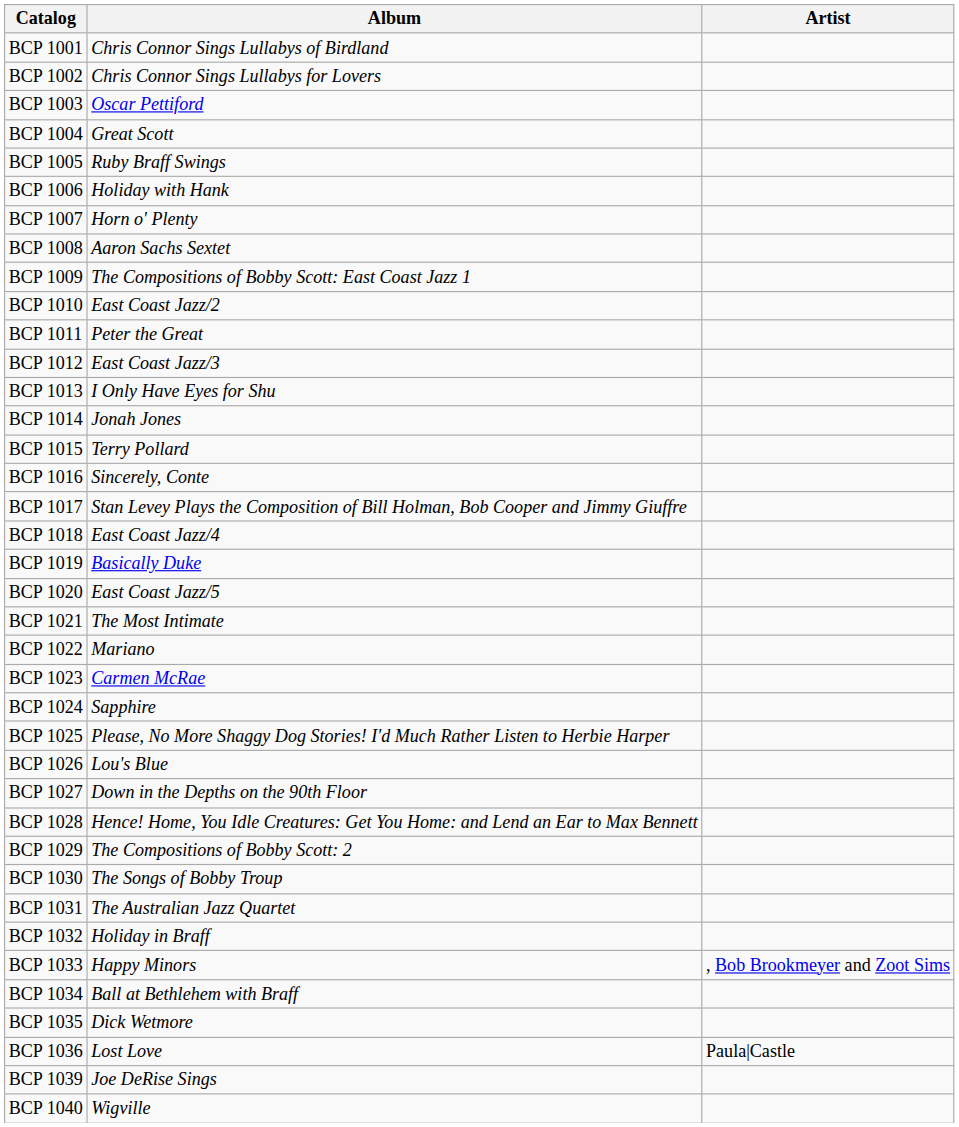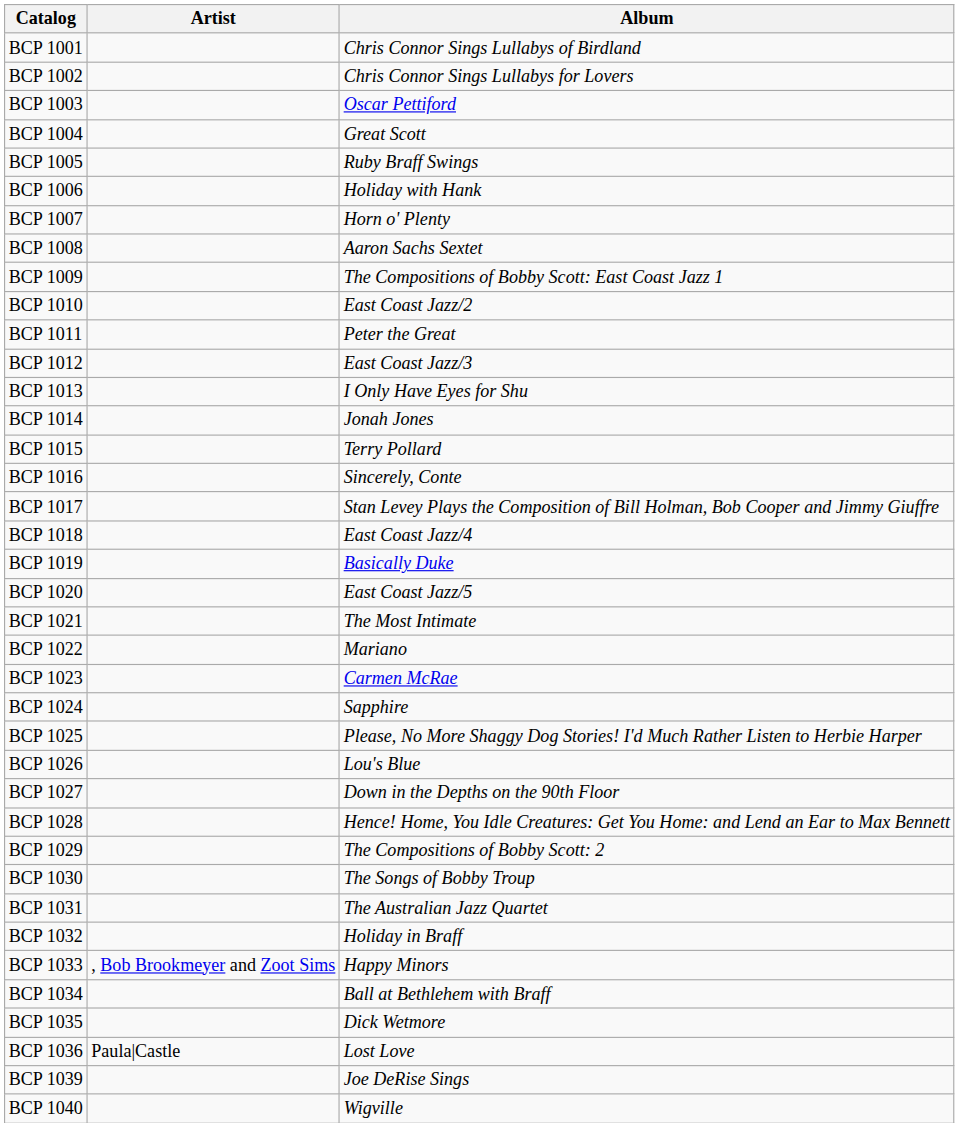columns swapped: (828, 18) <-> (394, 18)
